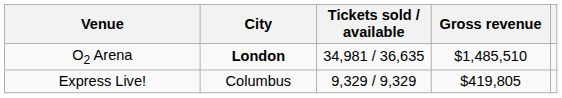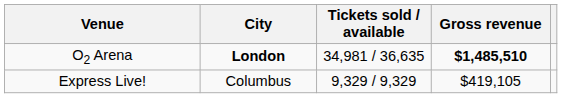(491, 56) normal -> (491, 56) bold
(491, 81) $419,805 -> (491, 81) $419,105
